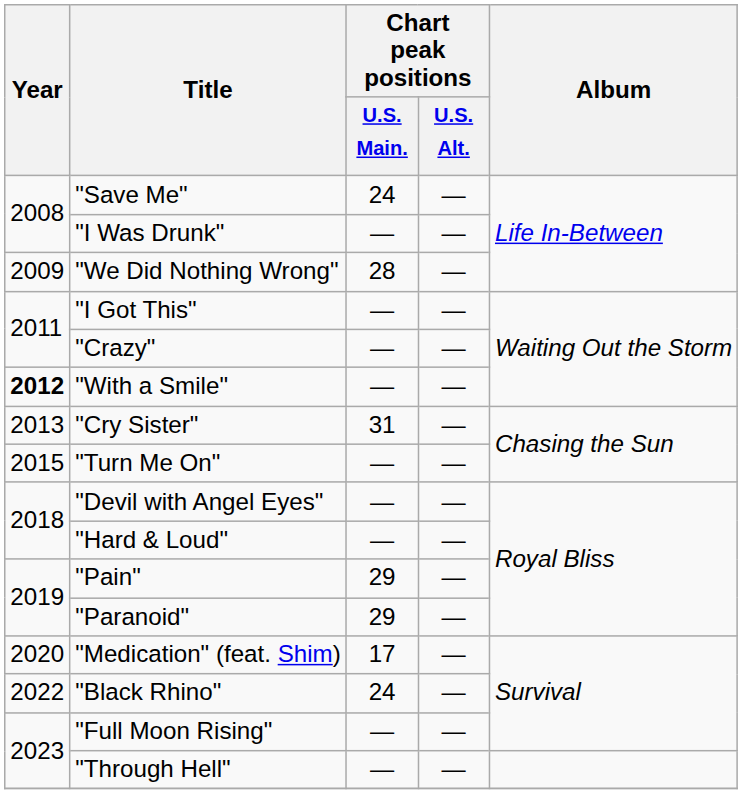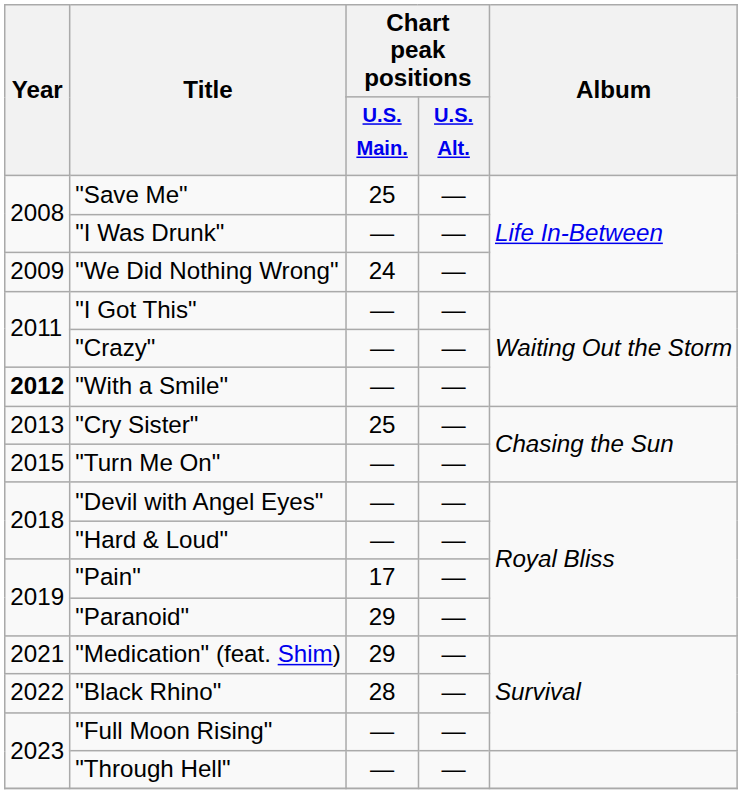(382, 194) 24 -> (382, 194) 25
(382, 271) 28 -> (382, 271) 24
(382, 424) 31 -> (382, 424) 25
(382, 578) 29 -> (382, 578) 17
(37, 654) 2020 -> (37, 654) 2021
(382, 654) 17 -> (382, 654) 29
(382, 693) 24 -> (382, 693) 28
